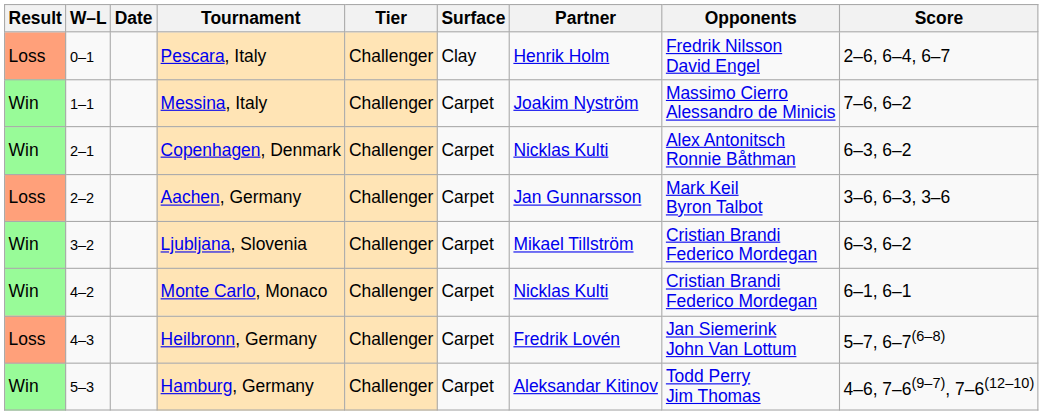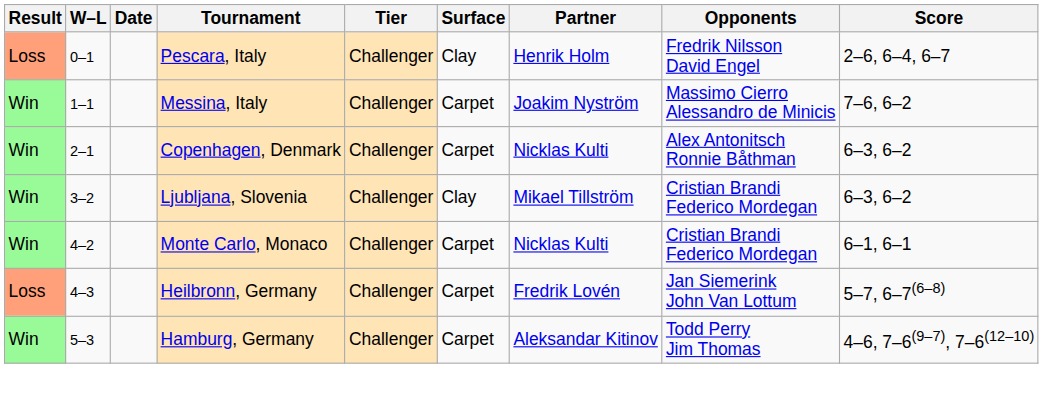- row: (231, 197)
(468, 244) Carpet -> (459, 197) Clay
